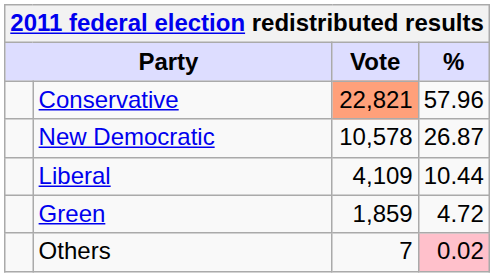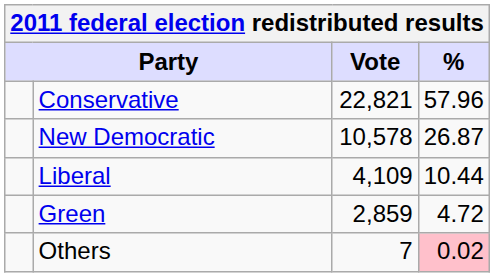(376, 99) lightsalmon background -> (376, 99) no background
(383, 213) 1,859 -> (383, 213) 2,859
